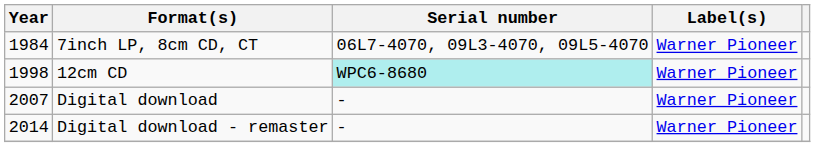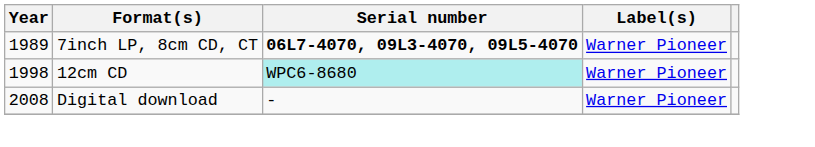(29, 46) 1984 -> (29, 46) 1989
(493, 46) normal -> (422, 46) bold
(29, 100) 2007 -> (29, 100) 2008
- row: (193, 128)
